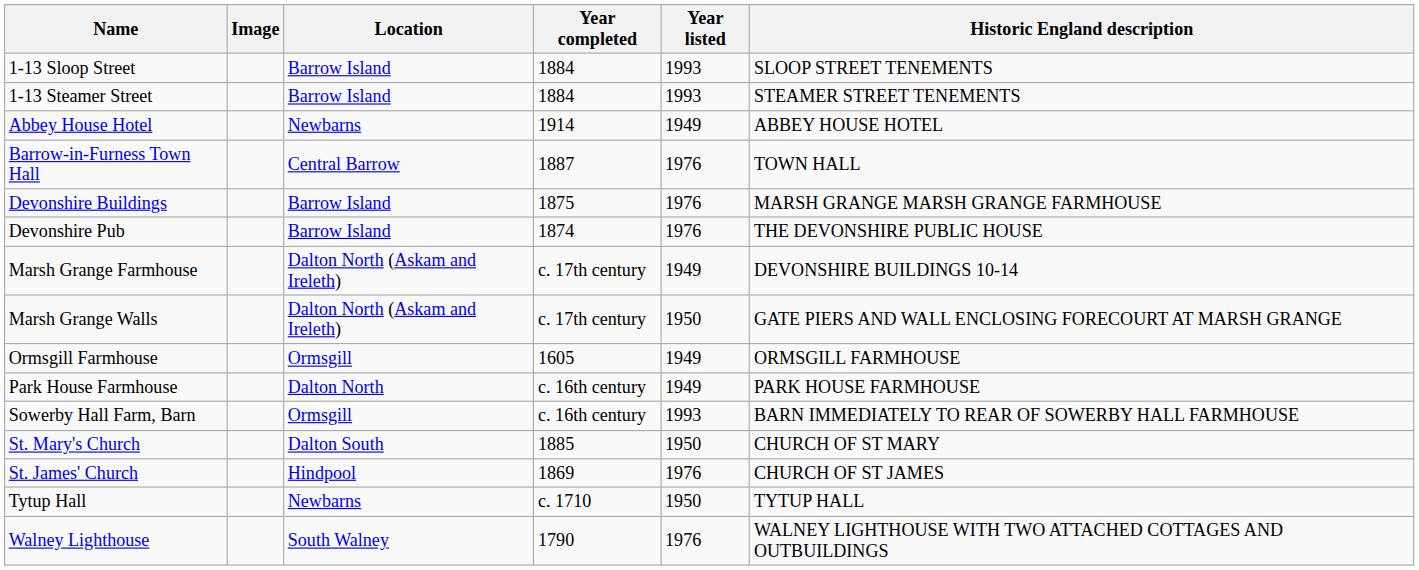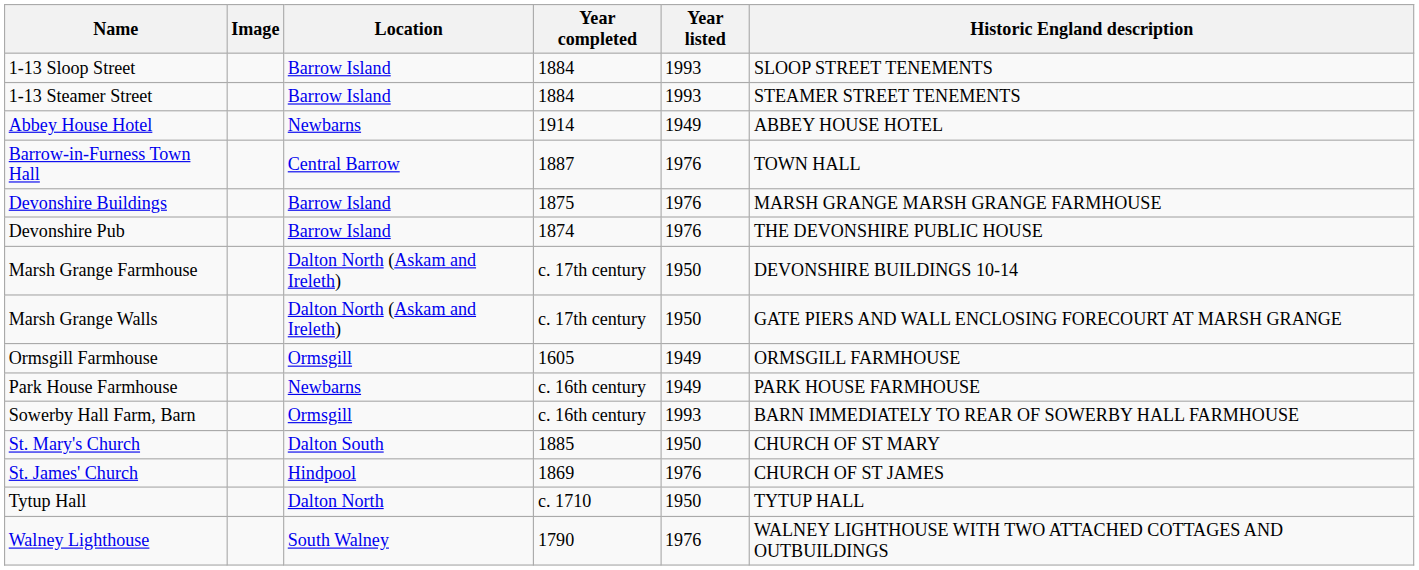(683, 270) 1949 -> (683, 270) 1950
(336, 386) Dalton North -> (324, 386) Newbarns
(324, 501) Newbarns -> (336, 501) Dalton North
